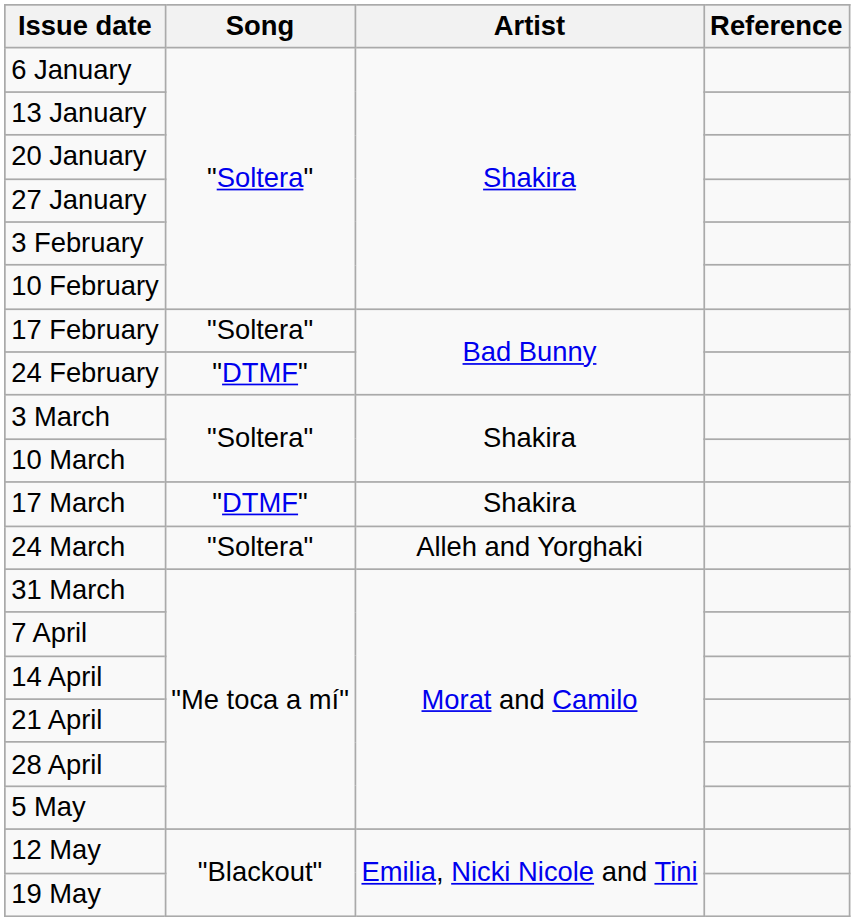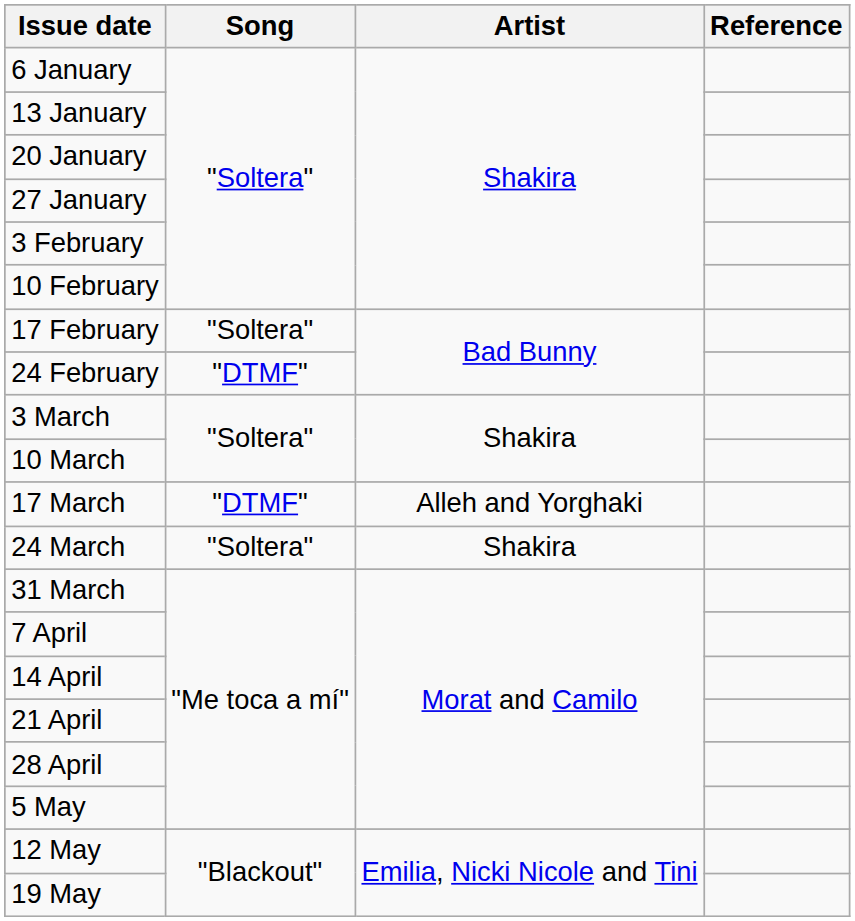(529, 503) Shakira -> (529, 503) Alleh and Yorghaki
(529, 546) Alleh and Yorghaki -> (529, 546) Shakira
